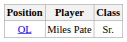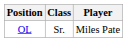columns swapped: (69, 12) <-> (108, 12)
